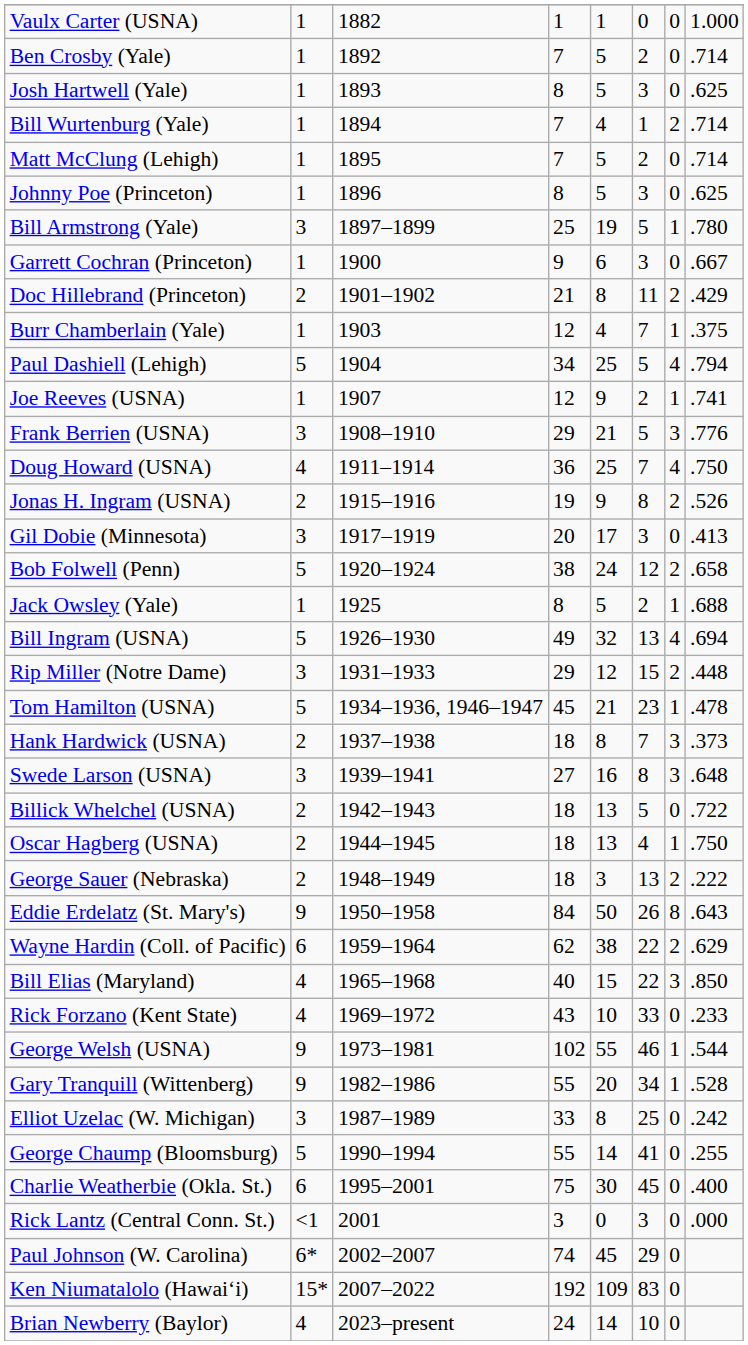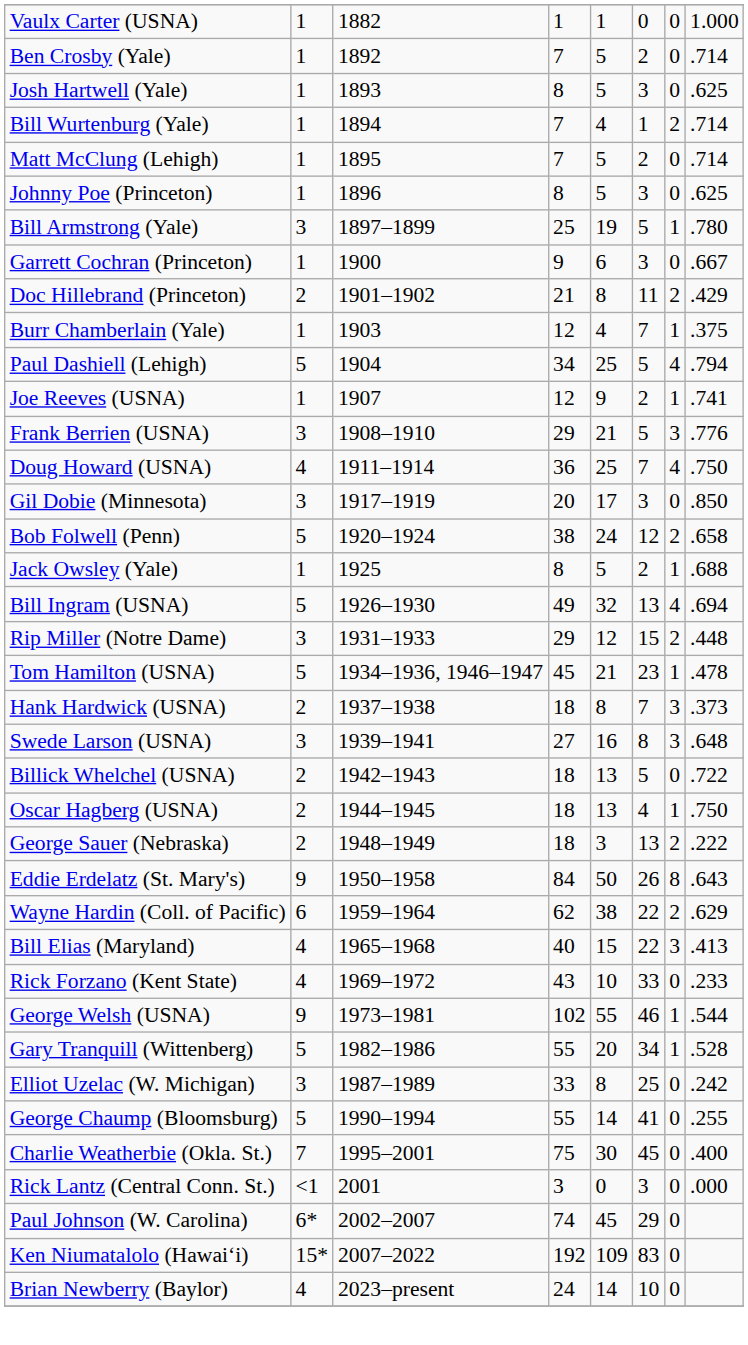- row: (120, 501)
(709, 535) .413 -> (709, 501) .850
(709, 980) .850 -> (709, 946) .413
(301, 1083) 9 -> (301, 1049) 5
(301, 1186) 6 -> (301, 1152) 7
